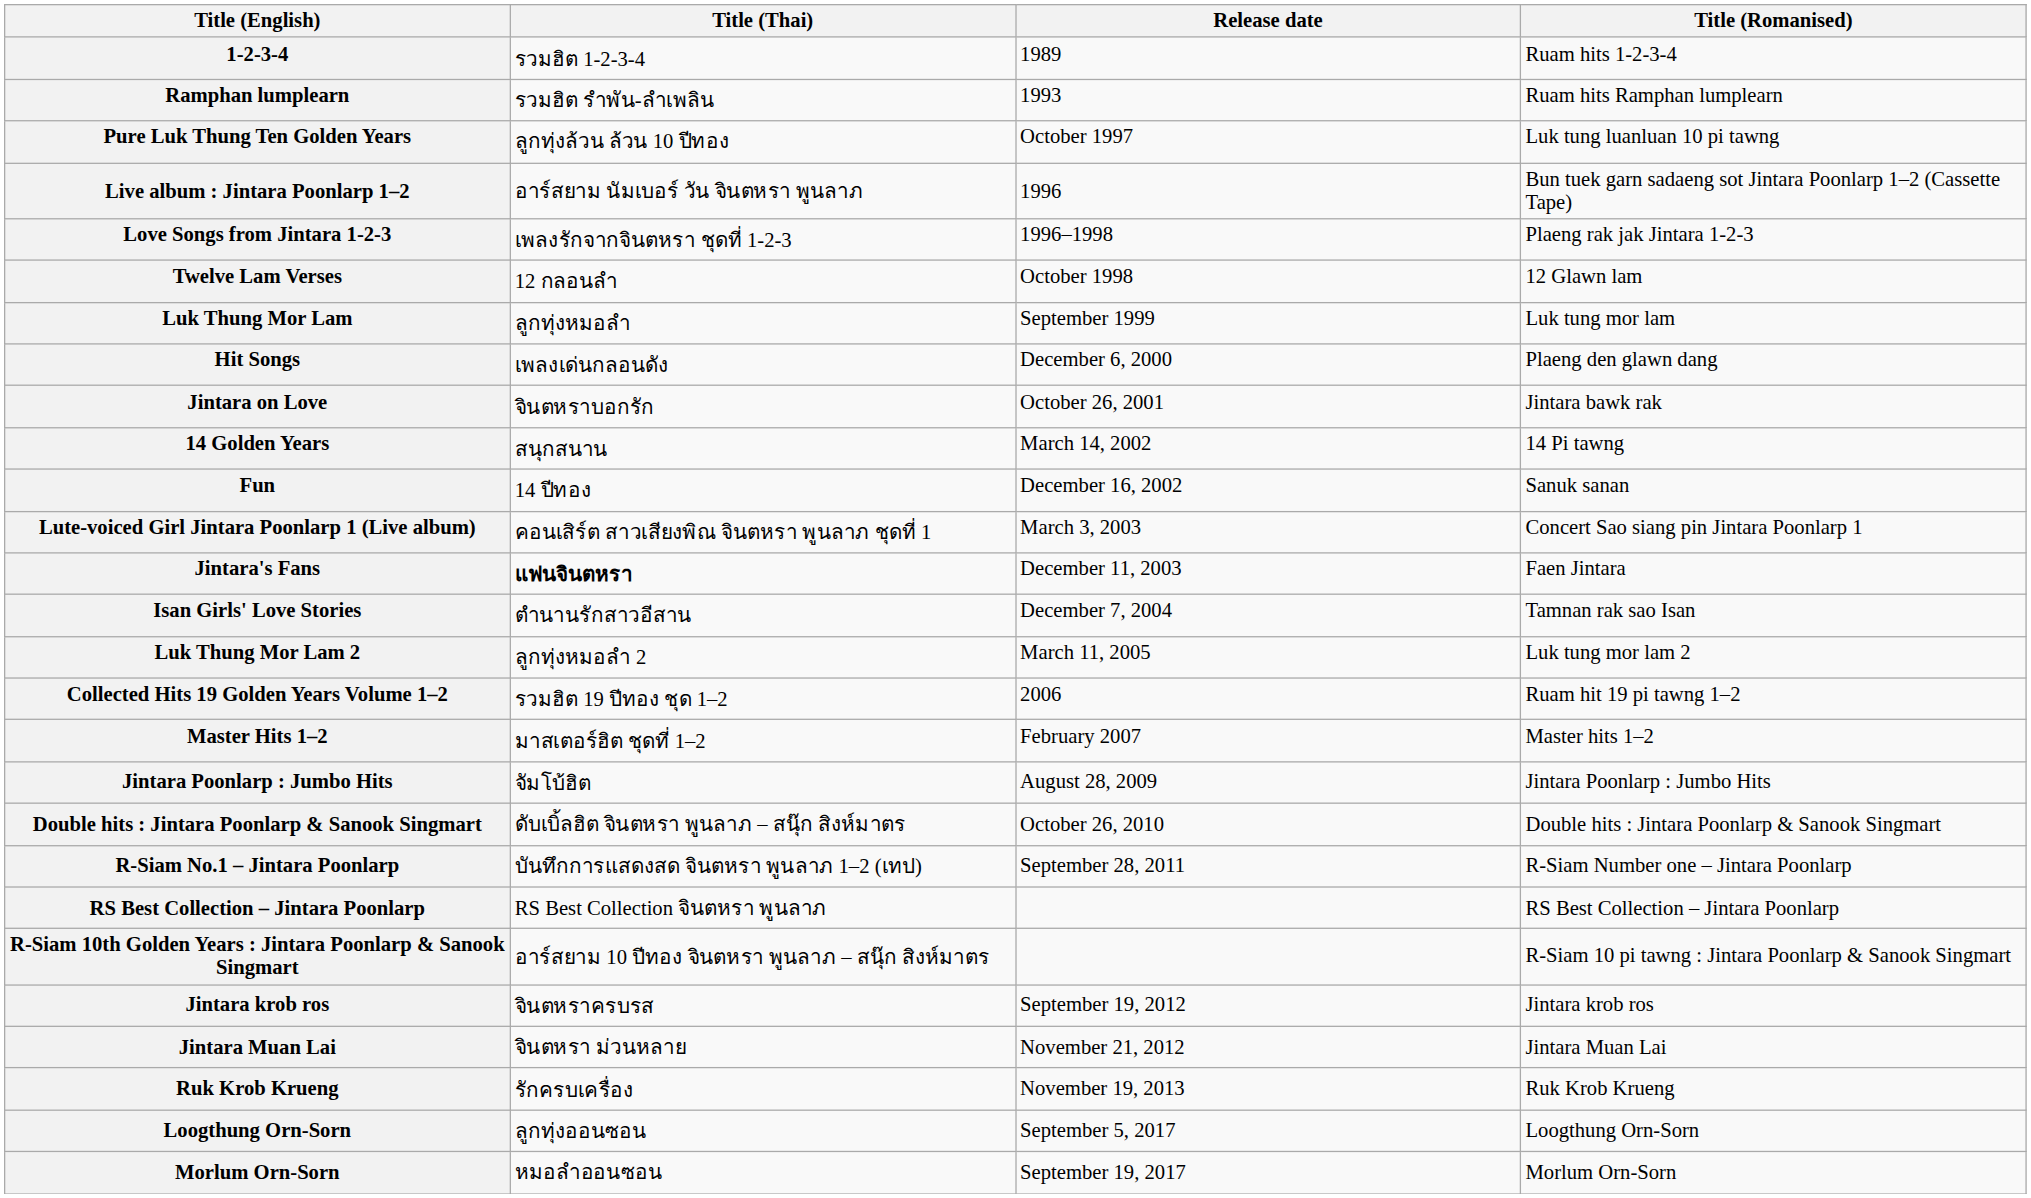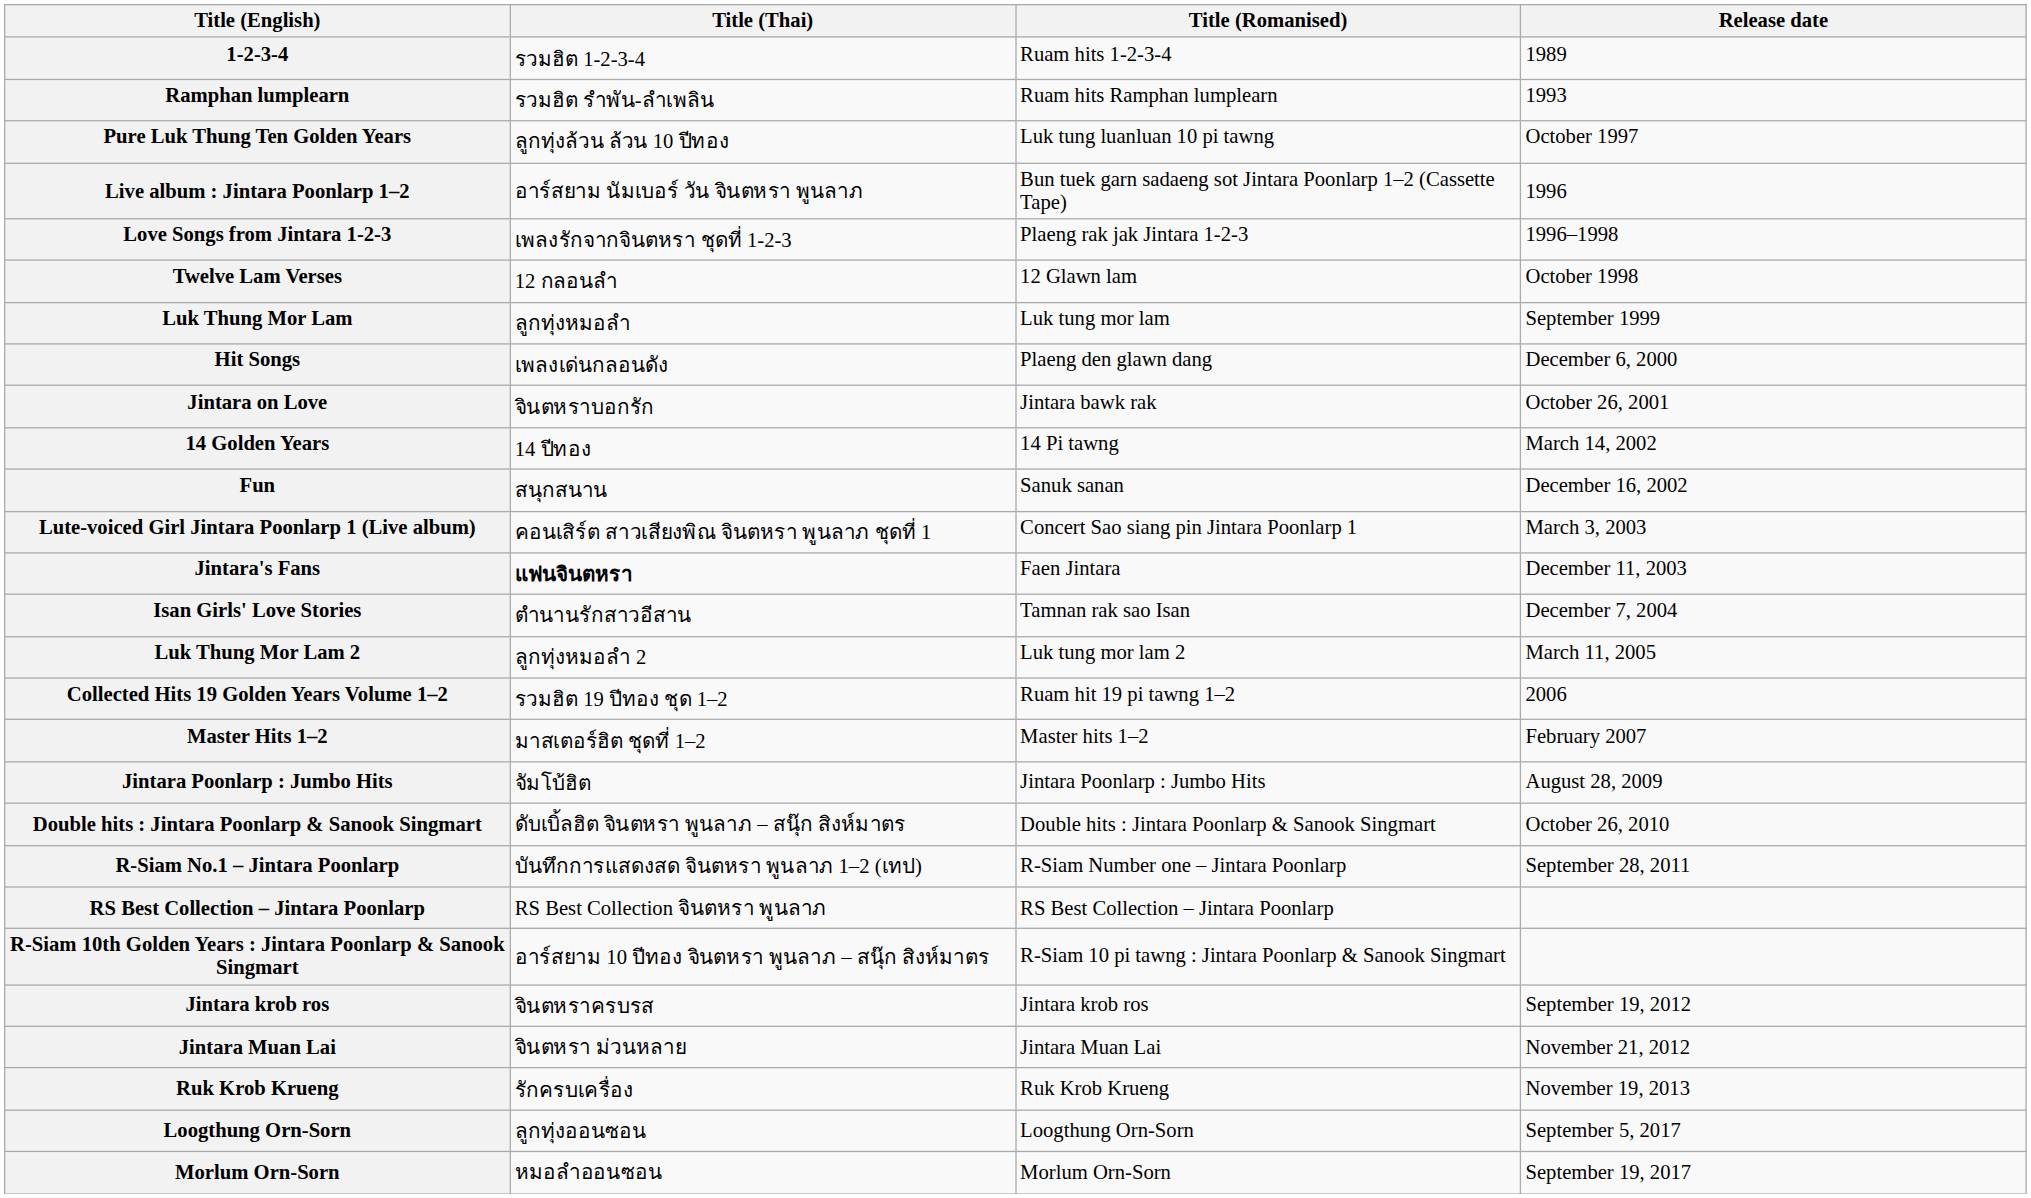columns swapped: (1773, 20) <-> (1268, 20)
(561, 448) สนุกสนาน -> (553, 448) 14 ปีทอง
(553, 490) 14 ปีทอง -> (561, 490) สนุกสนาน
